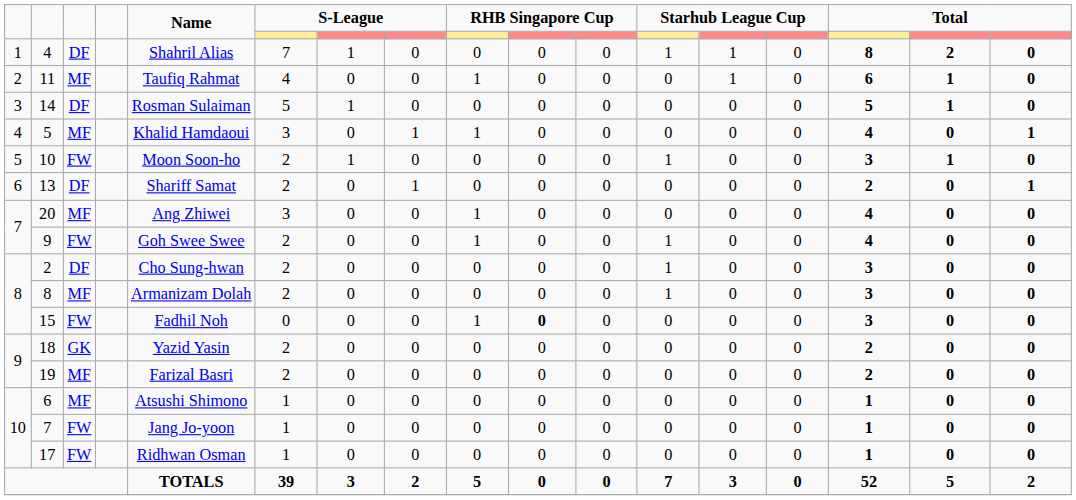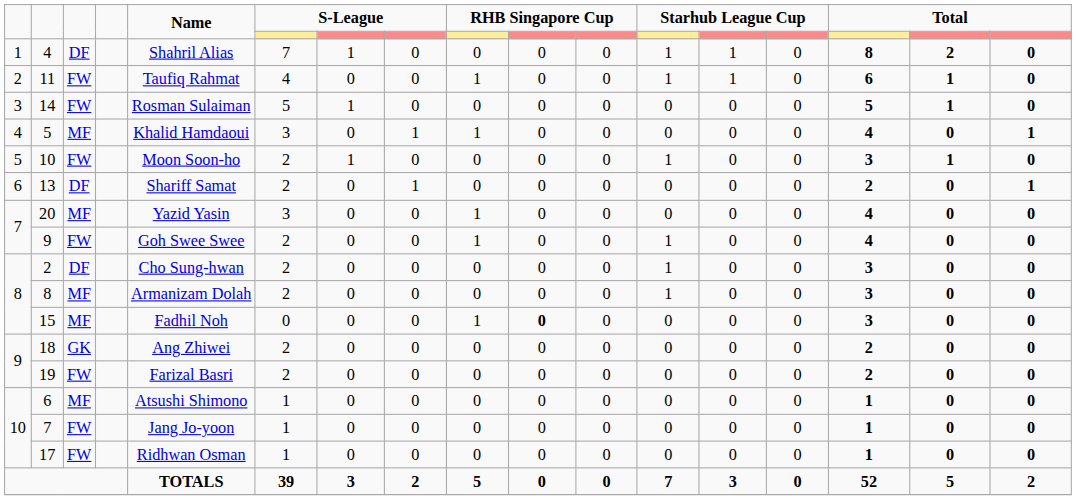(79, 79) MF -> (79, 79) FW
(668, 79) 0 -> (668, 79) 1
(79, 106) DF -> (79, 106) FW
(191, 213) Ang Zhiwei -> (191, 213) Yazid Yasin
(79, 320) FW -> (79, 320) MF
(191, 347) Yazid Yasin -> (191, 347) Ang Zhiwei
(79, 374) MF -> (79, 374) FW
